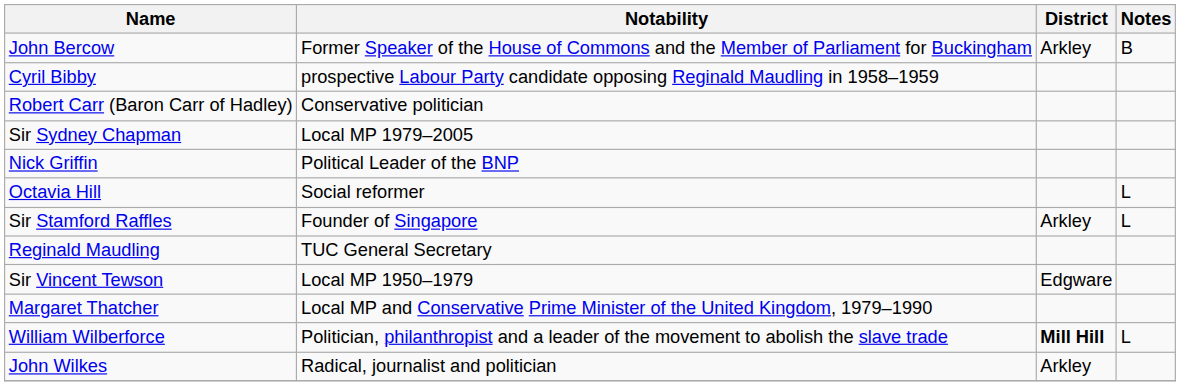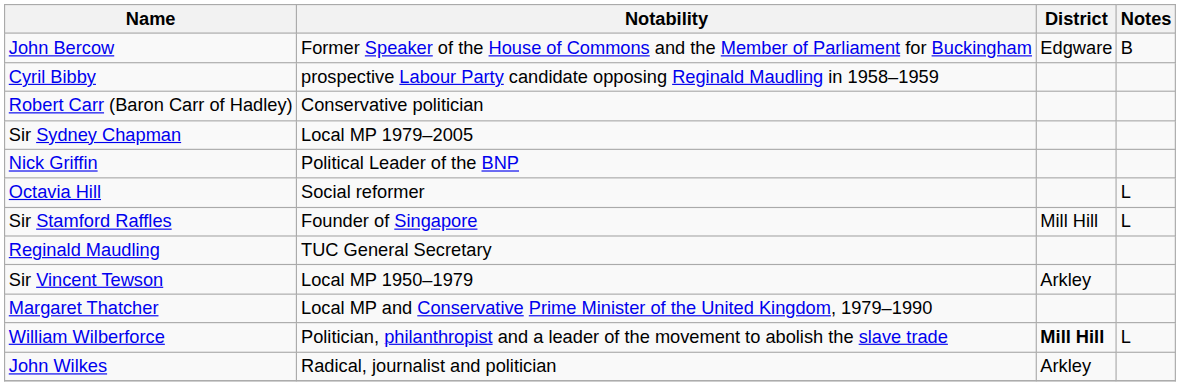(1066, 47) Arkley -> (1076, 47) Edgware
(1066, 221) Arkley -> (1069, 221) Mill Hill
(1076, 279) Edgware -> (1066, 279) Arkley
